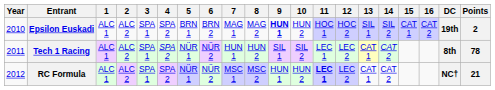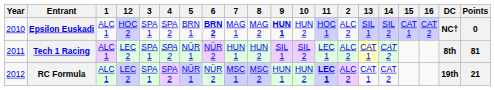columns swapped: (127, 11) <-> (347, 11)
(211, 28) normal -> (213, 28) bold
(450, 28) 19th -> (450, 28) NC†
(475, 28) 2 -> (475, 28) 0
(475, 51) 78 -> (475, 51) 81
(450, 74) NC† -> (450, 74) 19th
